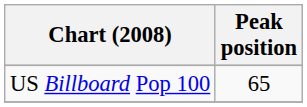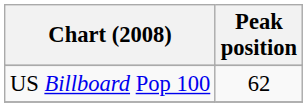(259, 83) 65 -> (259, 83) 62
